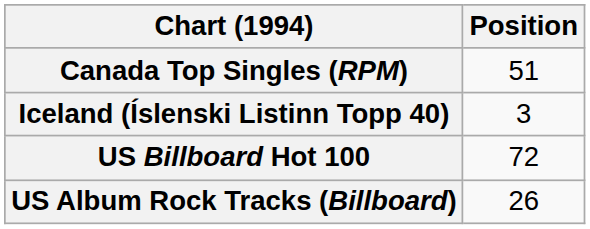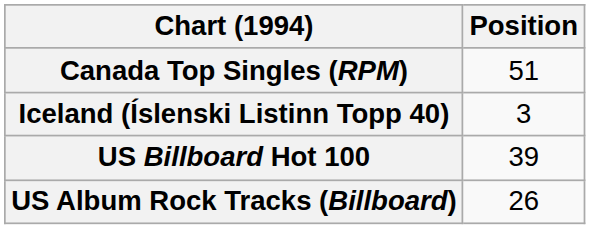(524, 157) 72 -> (524, 157) 39
